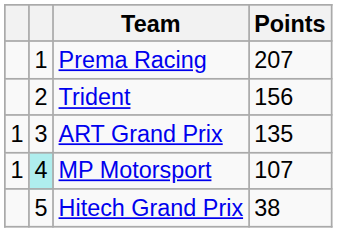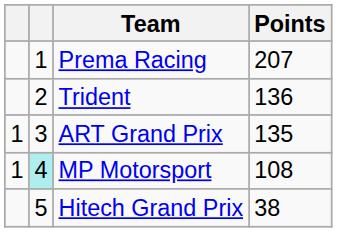(274, 97) 156 -> (274, 97) 136
(274, 170) 107 -> (274, 170) 108
